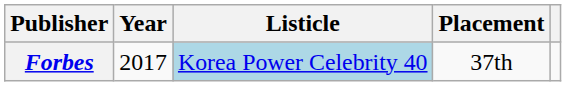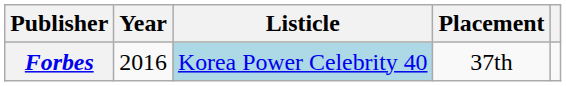(143, 61) 2017 -> (143, 61) 2016
